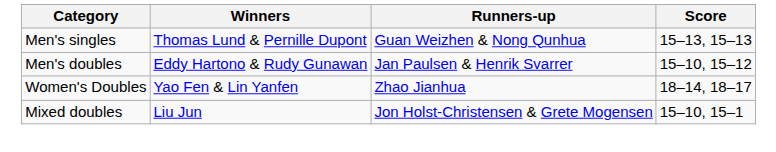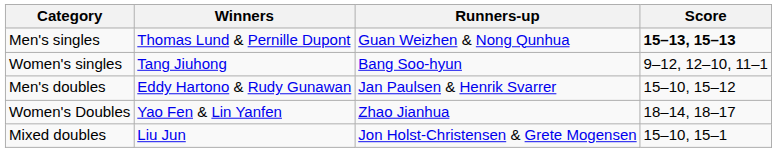(706, 40) normal -> (690, 40) bold
+ row: (66, 64)
